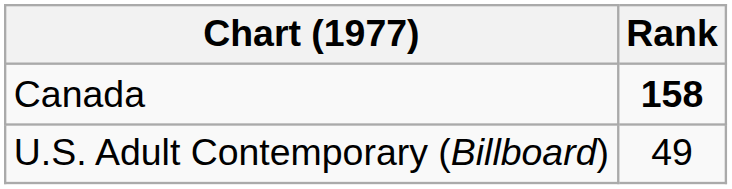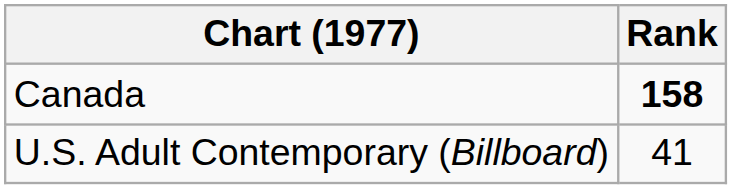(672, 152) 49 -> (672, 152) 41
